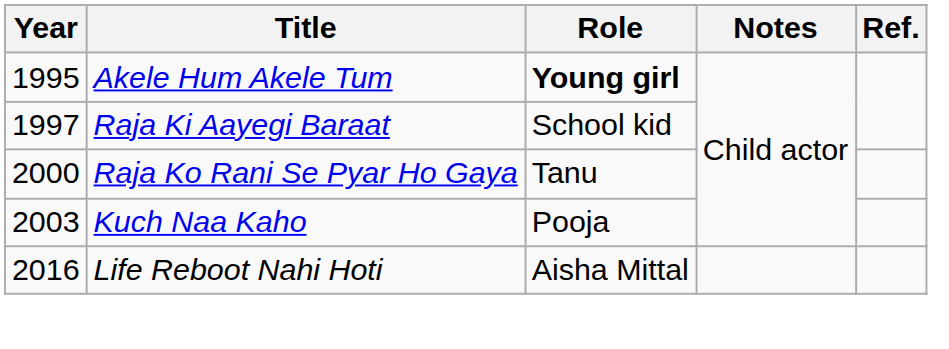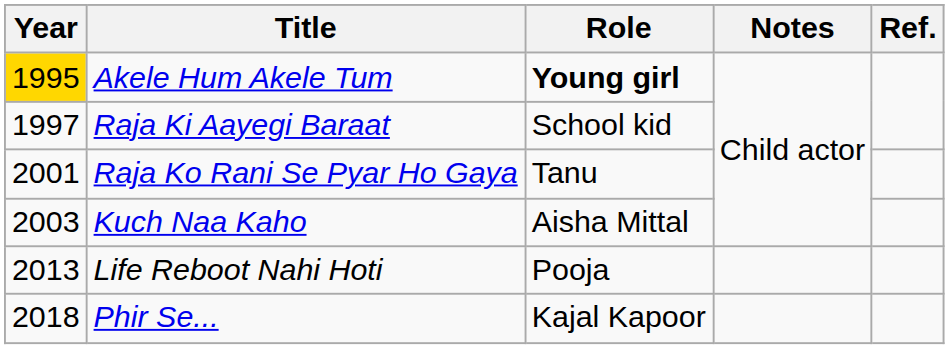(46, 76) no background -> (46, 76) gold background
(46, 173) 2000 -> (46, 173) 2001
(571, 221) Pooja -> (610, 221) Aisha Mittal
(46, 269) 2016 -> (46, 269) 2013
(610, 269) Aisha Mittal -> (571, 269) Pooja
+ row: (156, 317)
